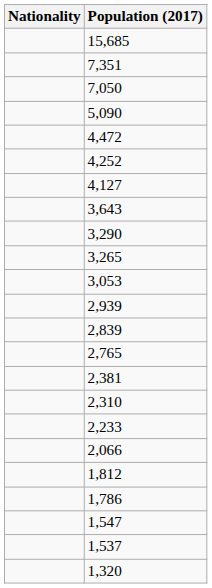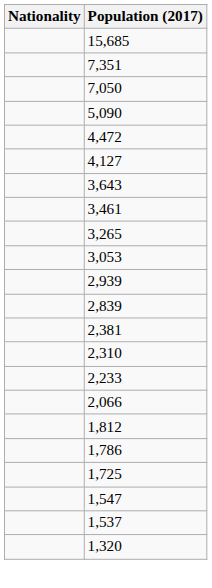- row: (105, 161)
+ row: (105, 209)
- row: (105, 233)
- row: (105, 354)
+ row: (105, 474)
